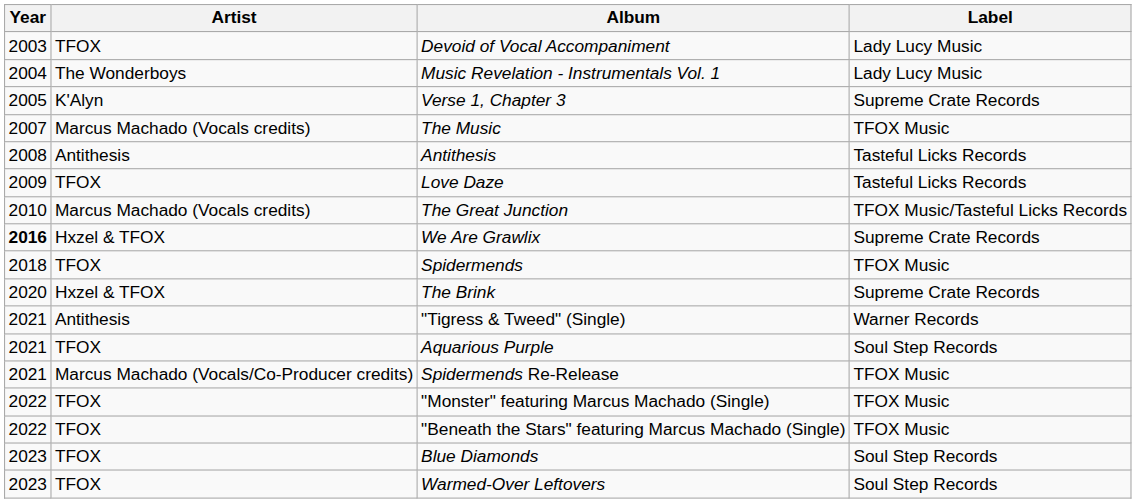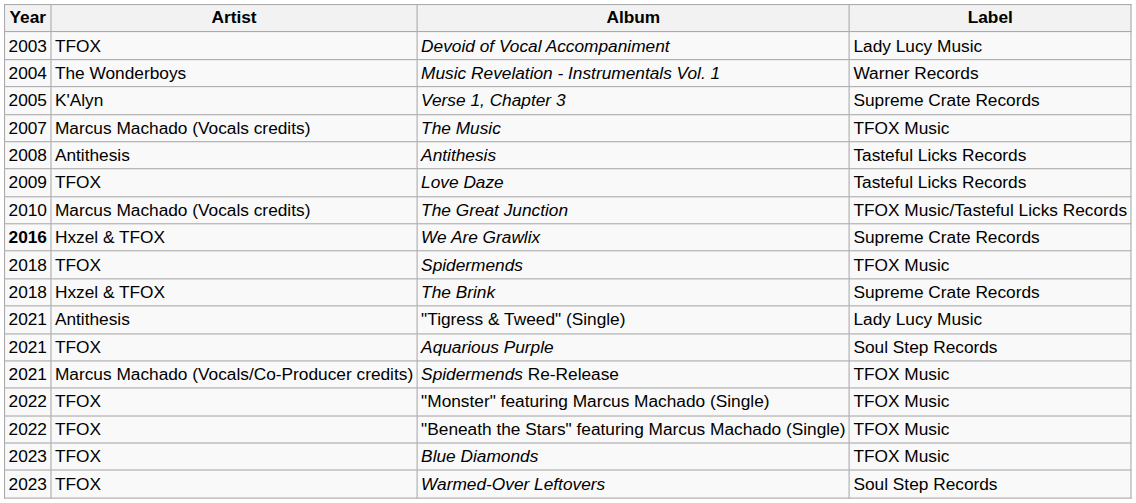(918, 73) Lady Lucy Music -> (916, 73) Warner Records
(28, 292) 2020 -> (28, 292) 2018
(916, 319) Warner Records -> (918, 319) Lady Lucy Music
(925, 456) Soul Step Records -> (901, 456) TFOX Music
